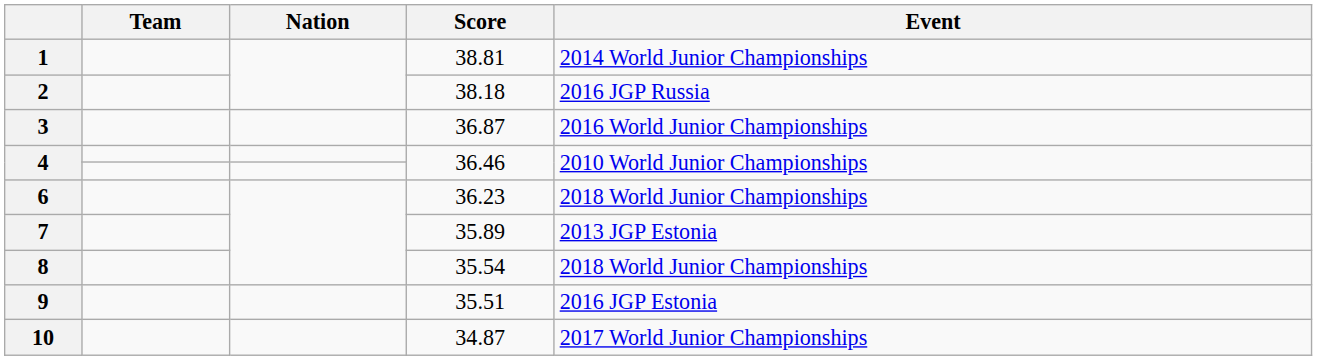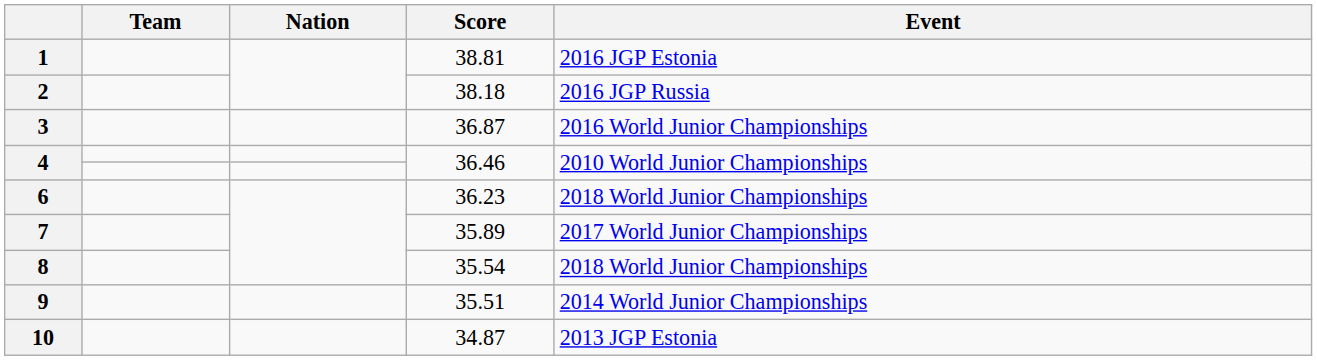(713, 57) 2014 World Junior Championships -> (638, 57) 2016 JGP Estonia
(638, 232) 2013 JGP Estonia -> (713, 232) 2017 World Junior Championships
(638, 302) 2016 JGP Estonia -> (713, 302) 2014 World Junior Championships
(713, 337) 2017 World Junior Championships -> (638, 337) 2013 JGP Estonia
